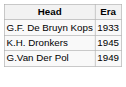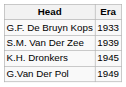+ row: (45, 43)
